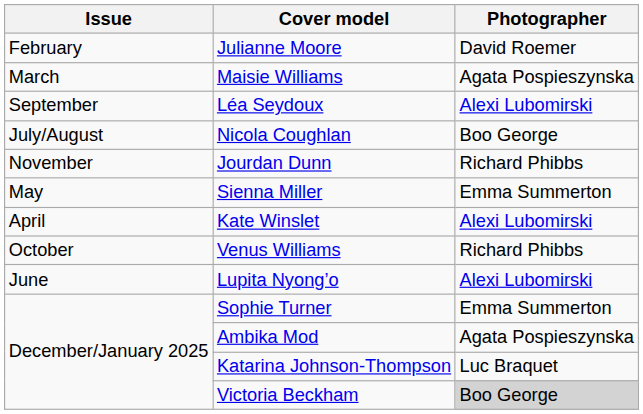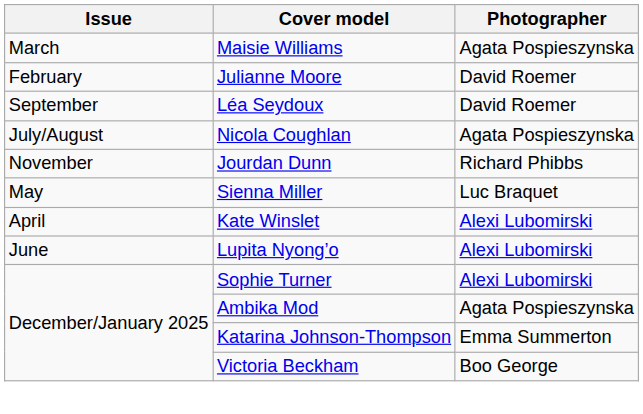rows swapped: (279, 47) <-> (280, 76)
(526, 105) Alexi Lubomirski -> (518, 105) David Roemer
(509, 134) Boo George -> (547, 134) Agata Pospieszynska
(536, 192) Emma Summerton -> (509, 192) Luc Braquet
- row: (279, 250)
(536, 308) Emma Summerton -> (526, 279) Alexi Lubomirski
(509, 366) Luc Braquet -> (536, 337) Emma Summerton
(509, 395) lightgrey background -> (509, 366) no background
